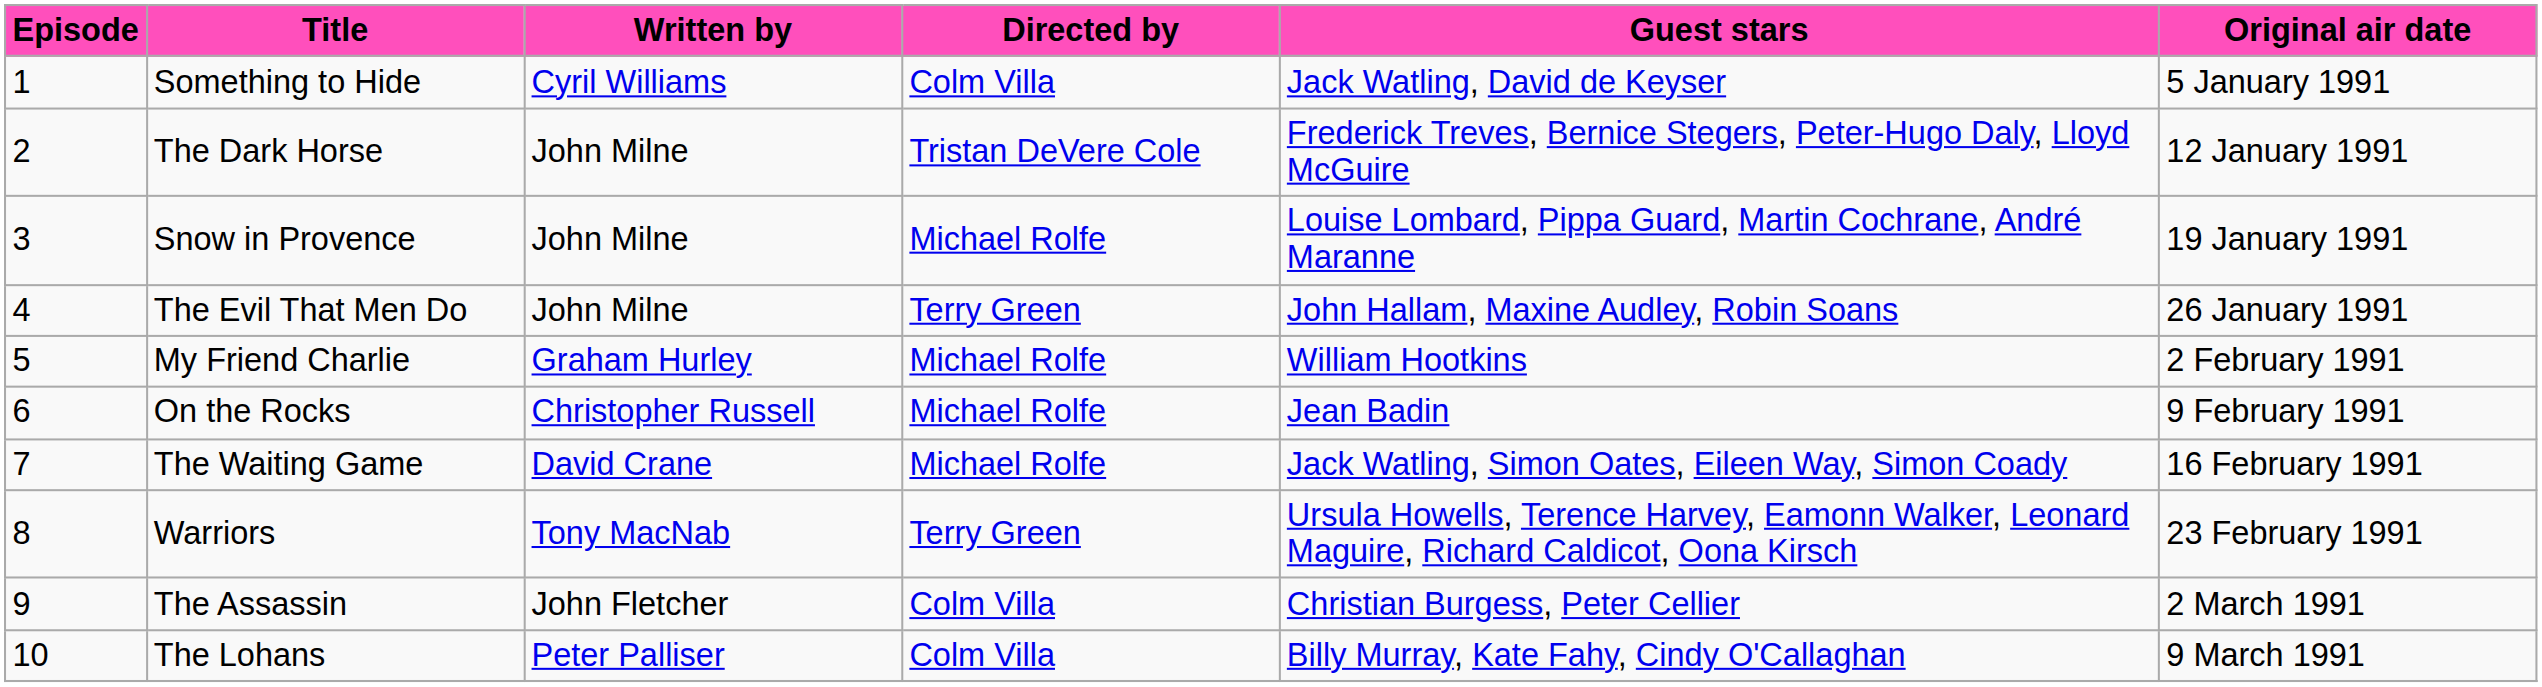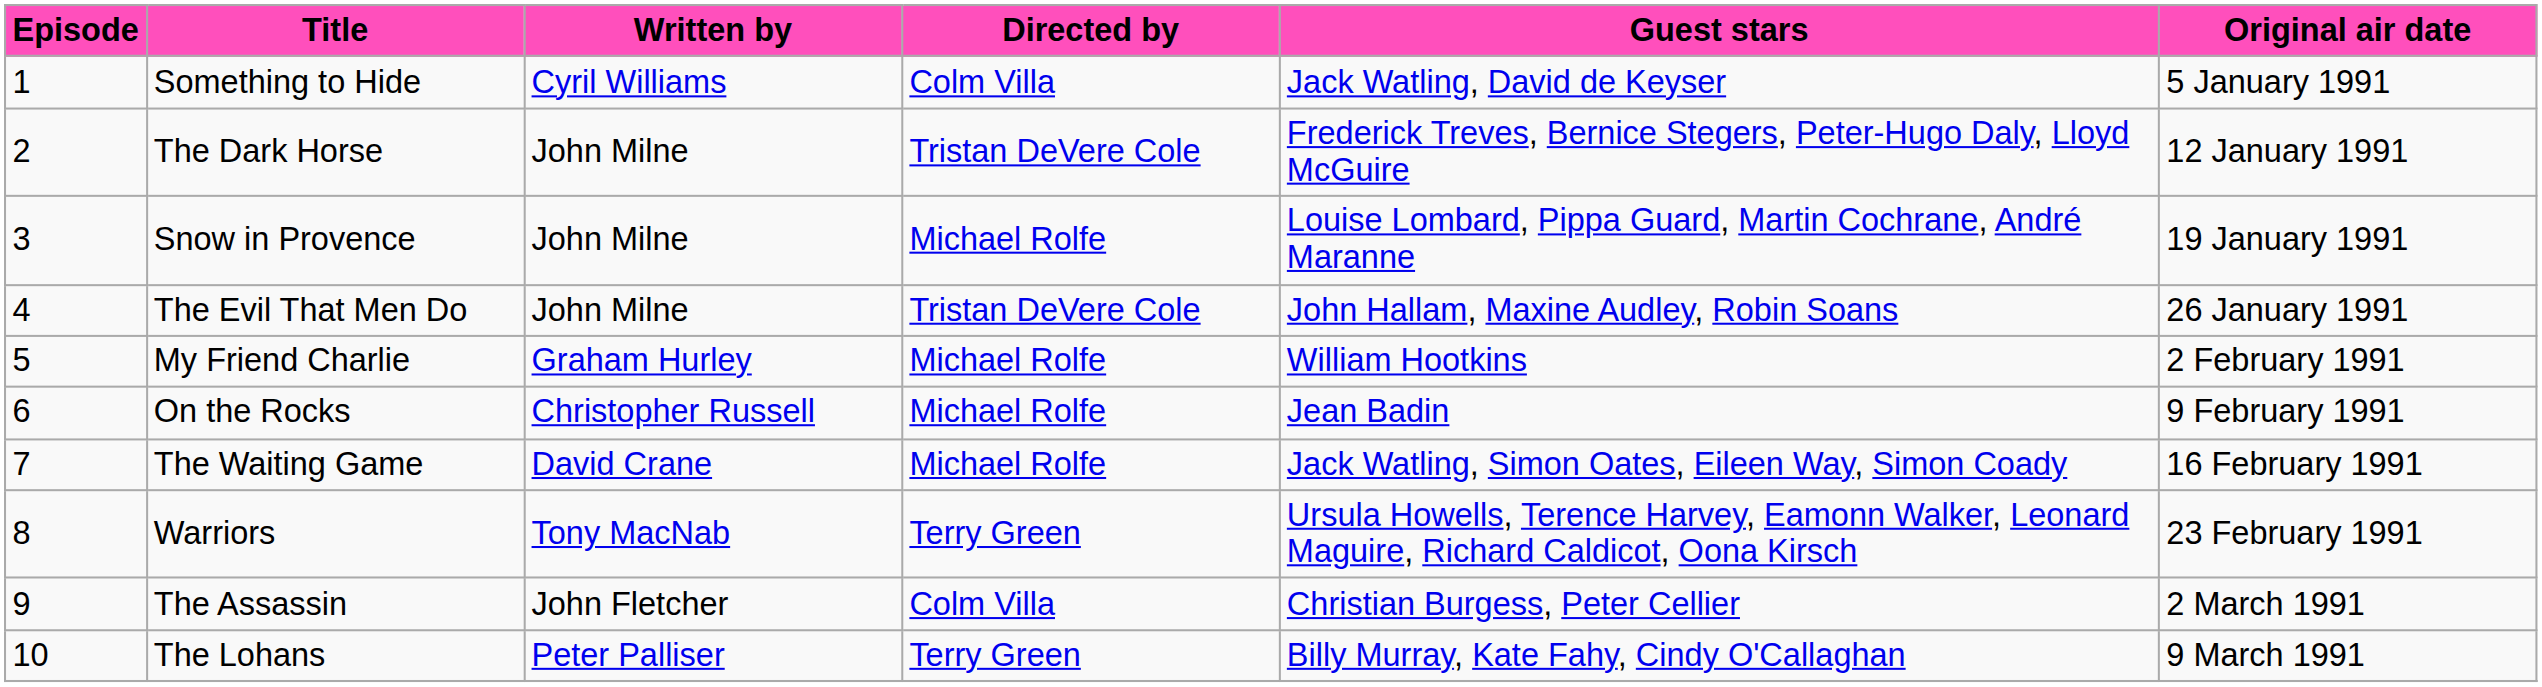(995, 309) Terry Green -> (1055, 309) Tristan DeVere Cole
(982, 654) Colm Villa -> (995, 654) Terry Green
